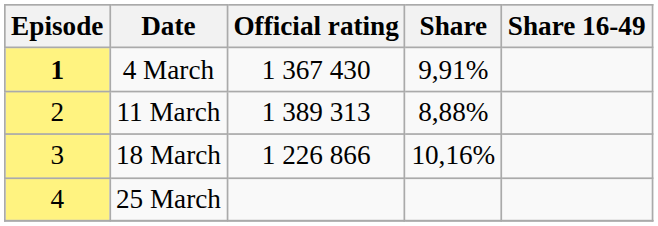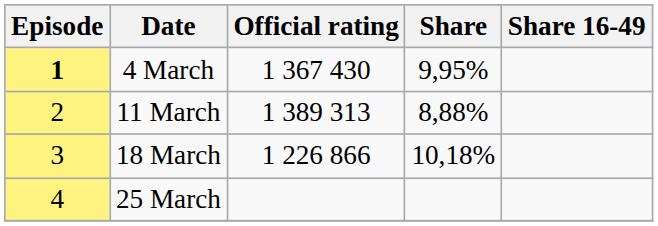(453, 69) 9,91% -> (453, 69) 9,95%
(453, 155) 10,16% -> (453, 155) 10,18%
